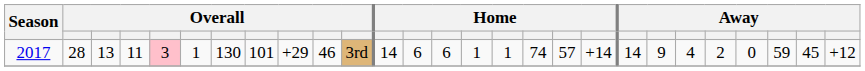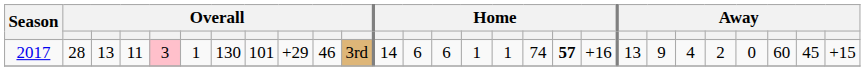(567, 52) normal -> (567, 52) bold
(599, 52) +14 -> (599, 52) +16
(632, 52) 14 -> (632, 52) 13
(782, 52) 59 -> (782, 52) 60
(842, 52) +12 -> (842, 52) +15
